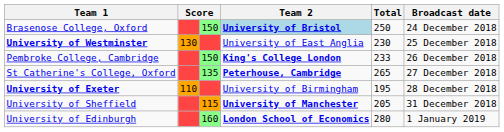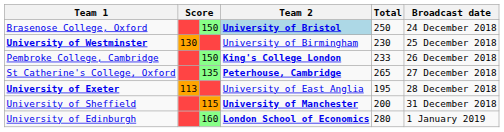(293, 42) University of East Anglia -> (290, 42) University of Birmingham
(189, 88) 110 -> (189, 88) 113
(290, 88) University of Birmingham -> (293, 88) University of East Anglia
(382, 104) 205 -> (382, 104) 200
